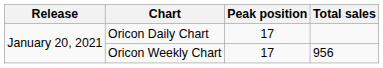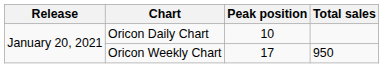(267, 33) 17 -> (267, 33) 10
(323, 53) 956 -> (323, 53) 950
